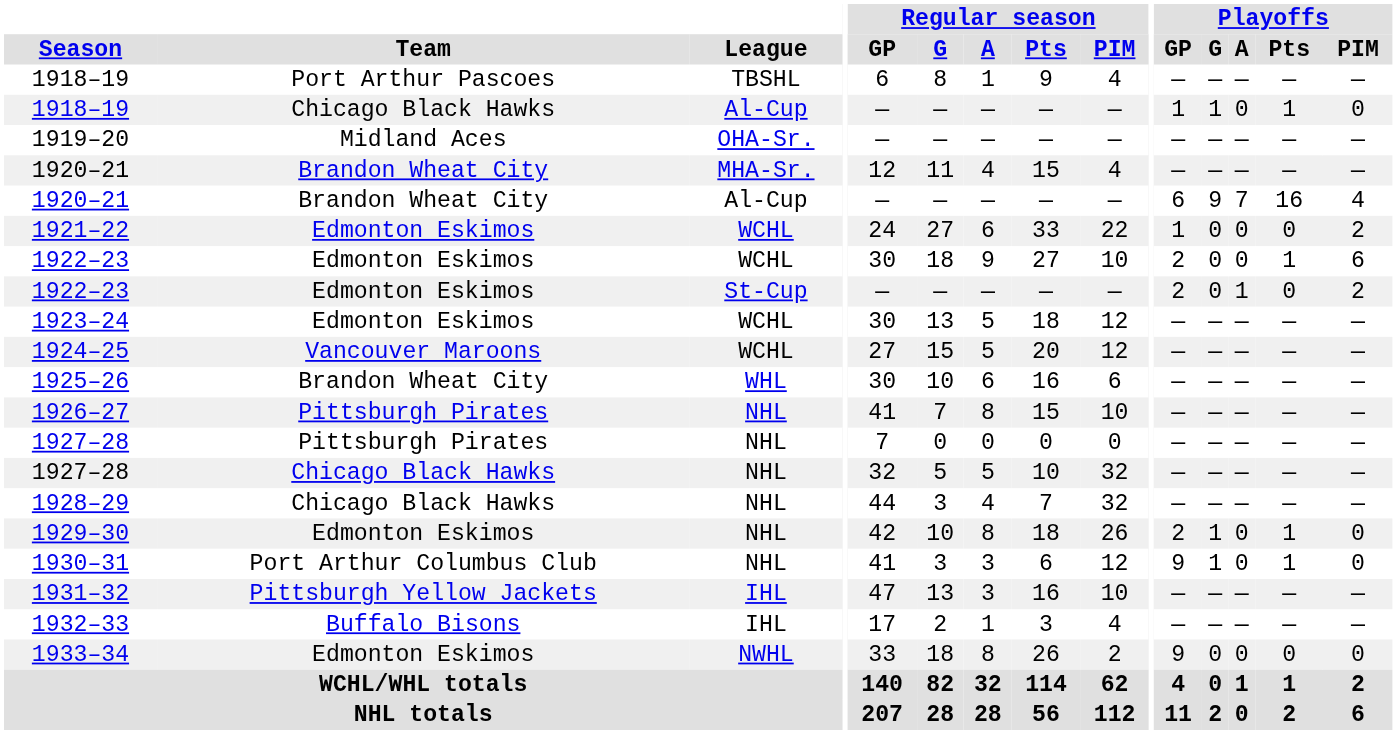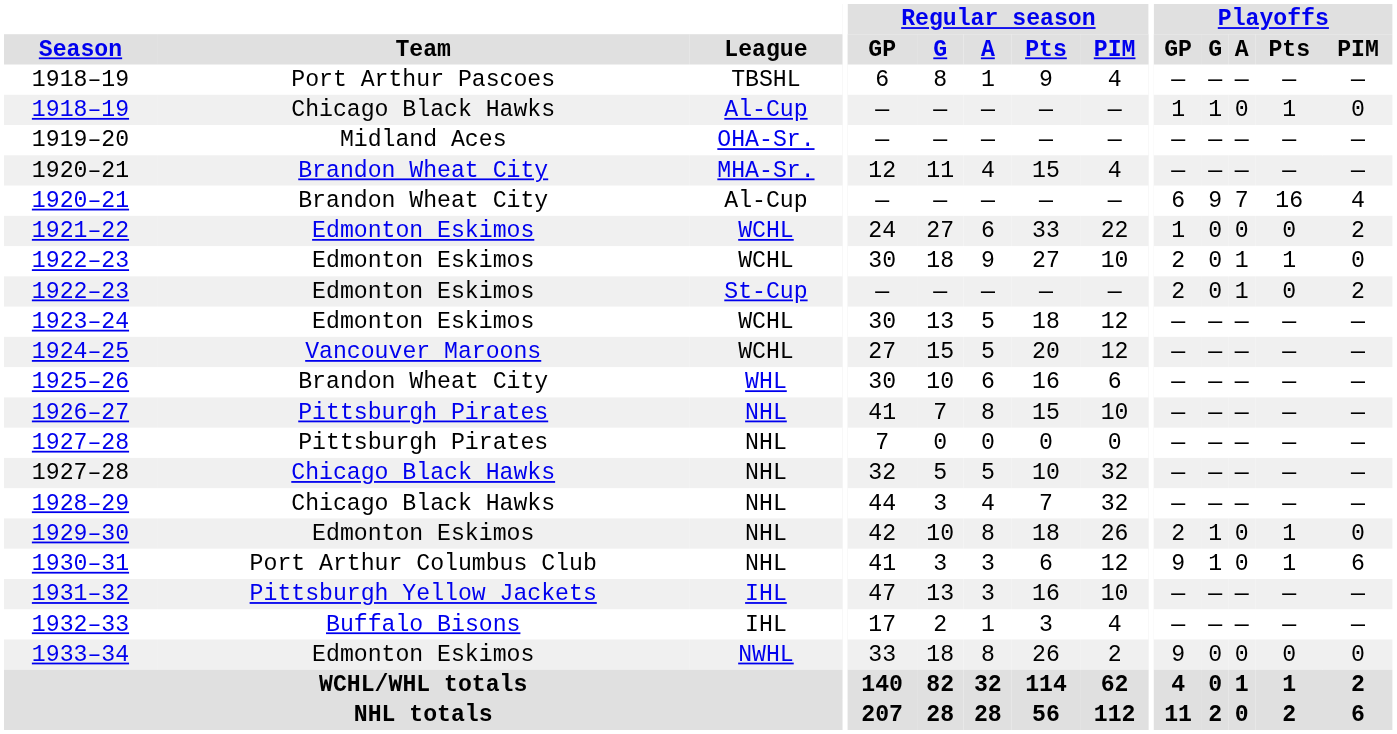(1242, 261) 0 -> (1242, 261) 1
(1358, 261) 6 -> (1358, 261) 0
(1358, 564) 0 -> (1358, 564) 6
